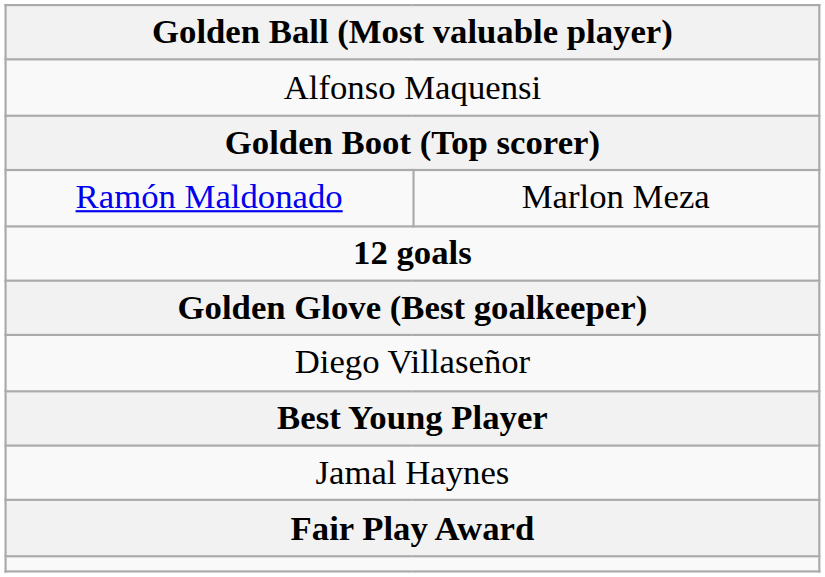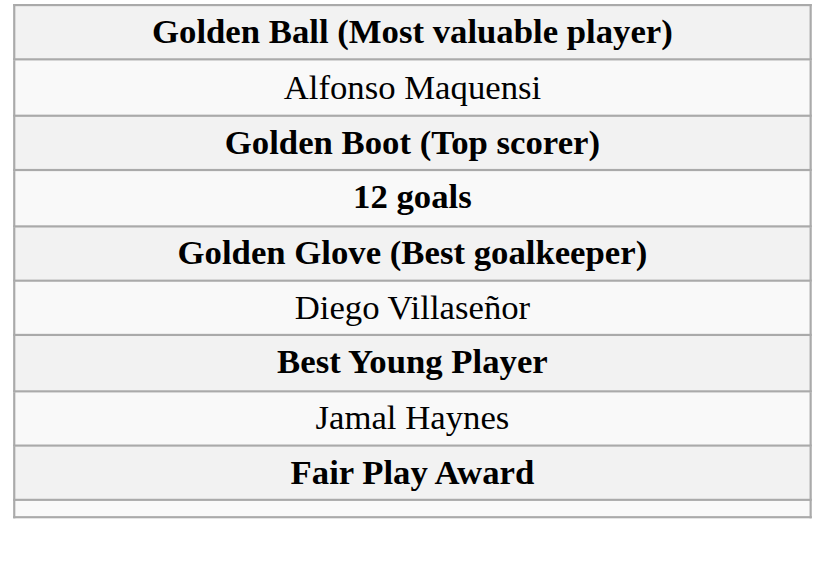- row: (209, 197)
